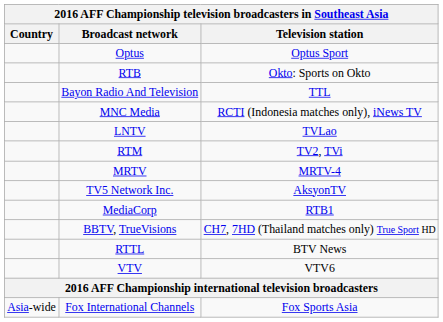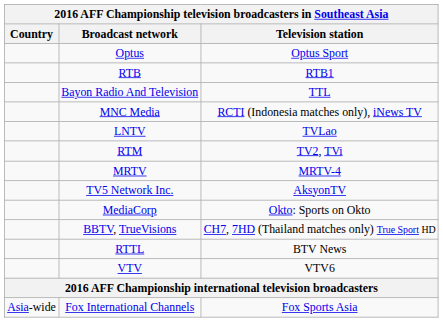(320, 73) Okto: Sports on Okto -> (320, 73) RTB1
(320, 209) RTB1 -> (320, 209) Okto: Sports on Okto
